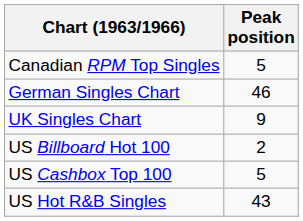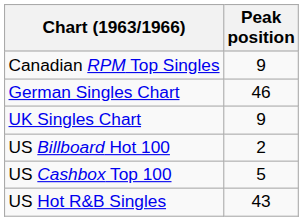(261, 65) 5 -> (261, 65) 9
